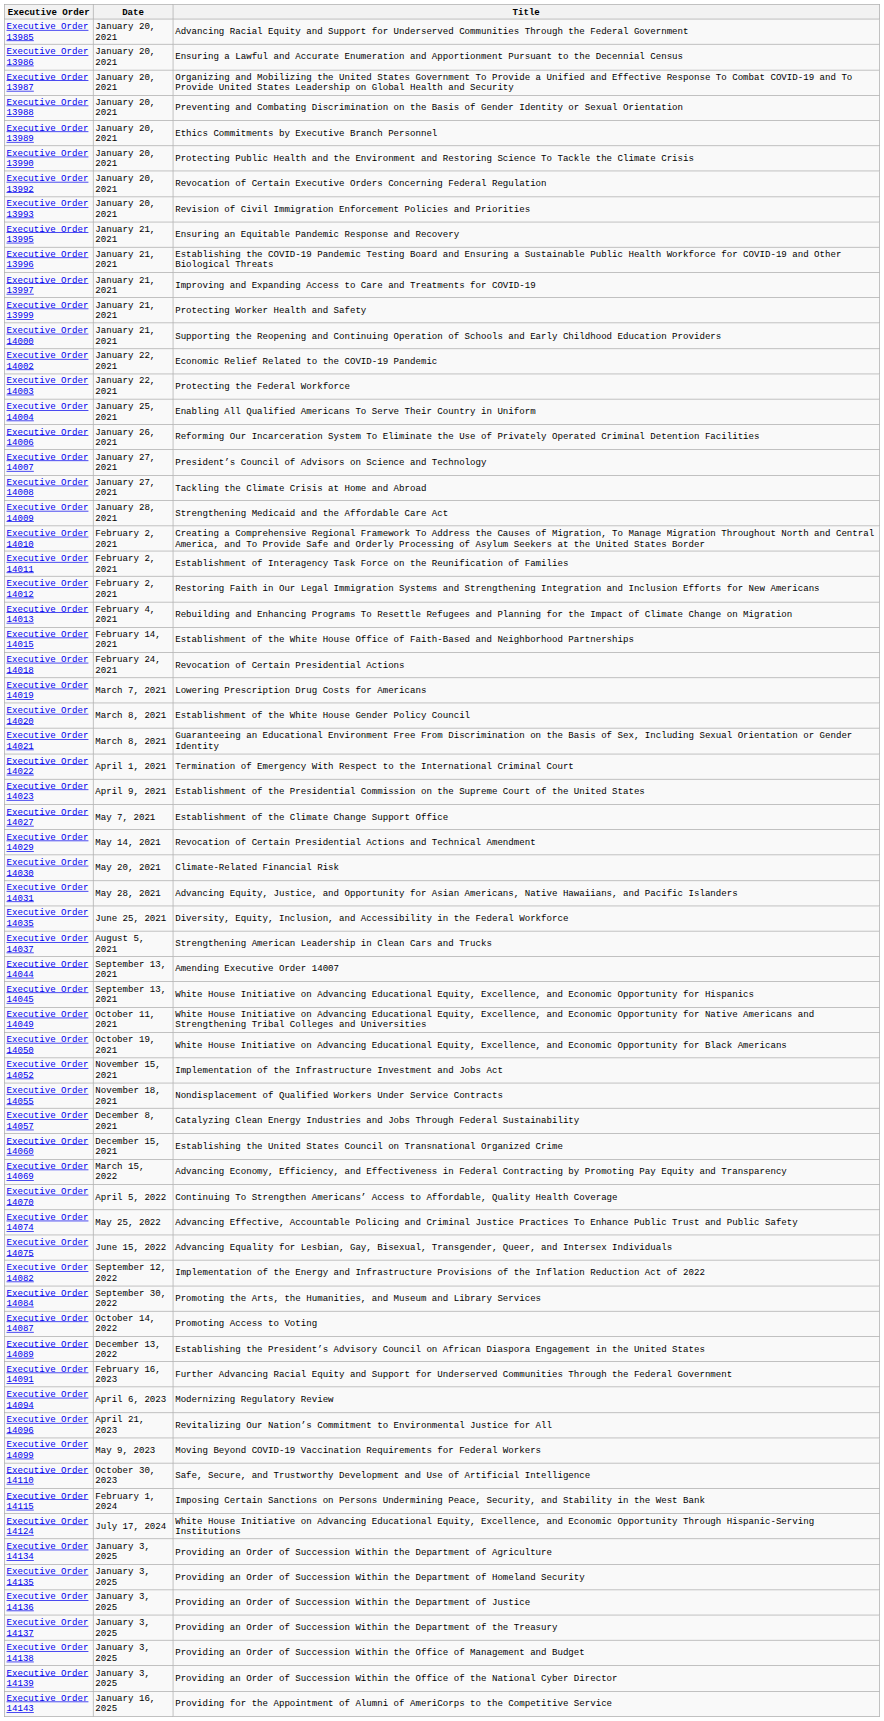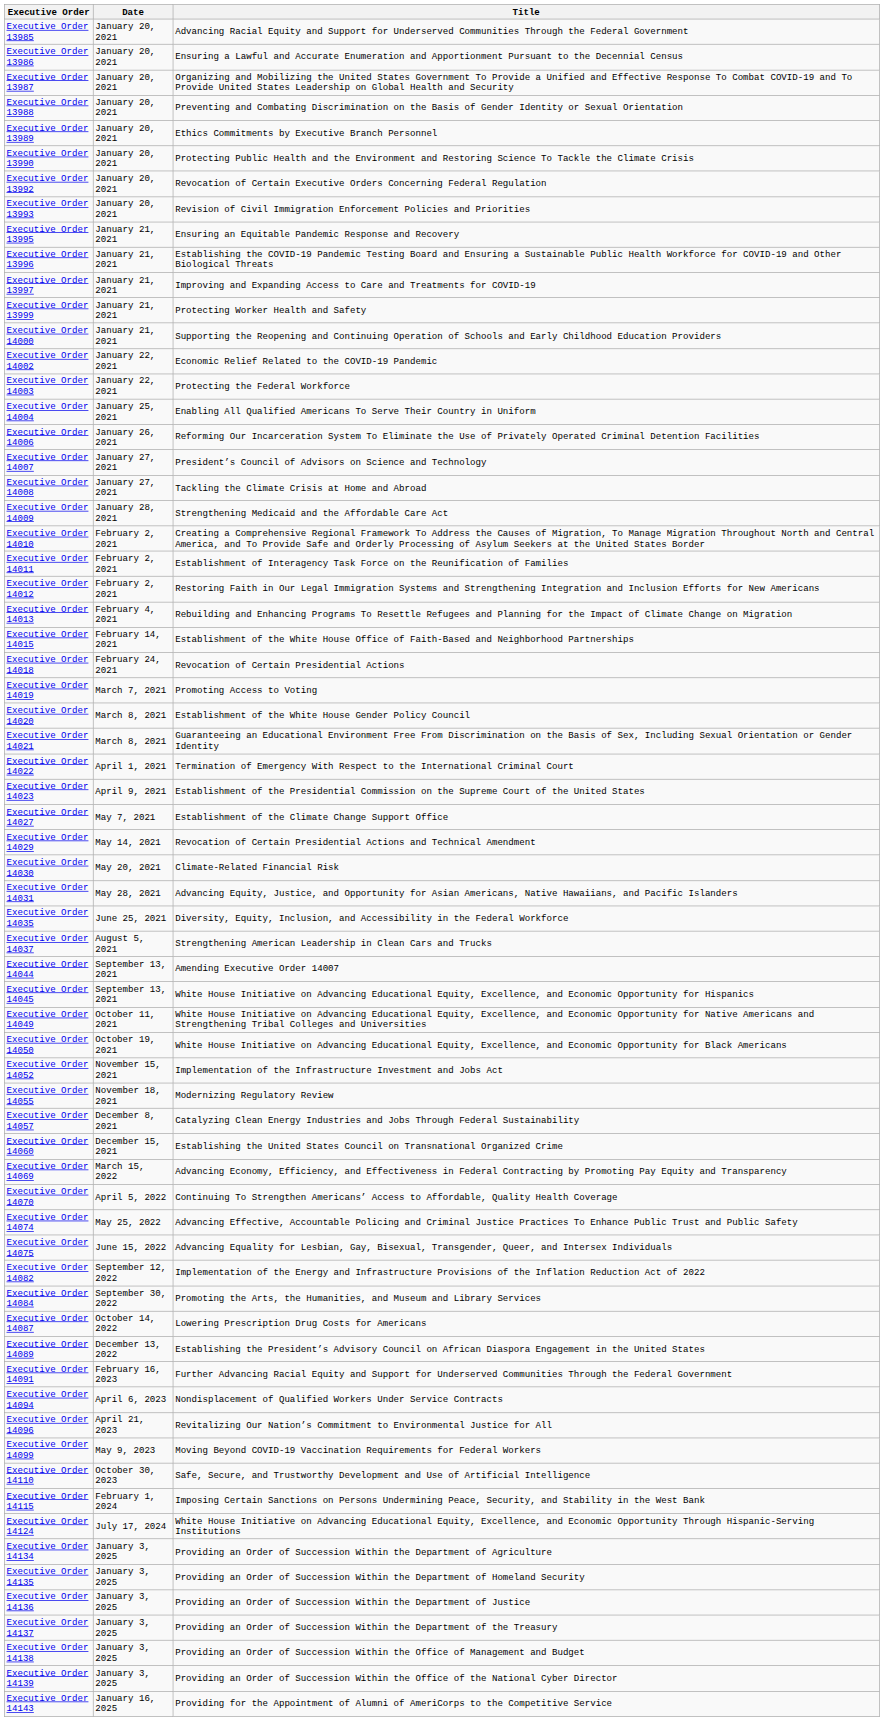(301, 690) Lowering Prescription Drug Costs for Americans -> (246, 690) Promoting Access to Voting
(339, 1096) Nondisplacement of Qualified Workers Under Service Contracts -> (254, 1096) Modernizing Regulatory Review
(246, 1324) Promoting Access to Voting -> (301, 1324) Lowering Prescription Drug Costs for Americans
(254, 1400) Modernizing Regulatory Review -> (339, 1400) Nondisplacement of Qualified Workers Under Service Contracts
